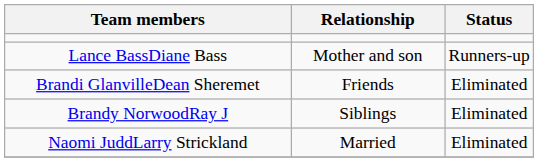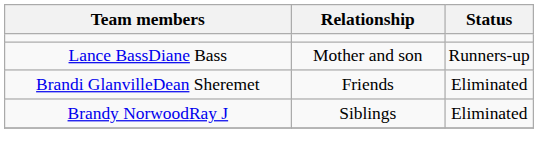- row: (148, 142)
